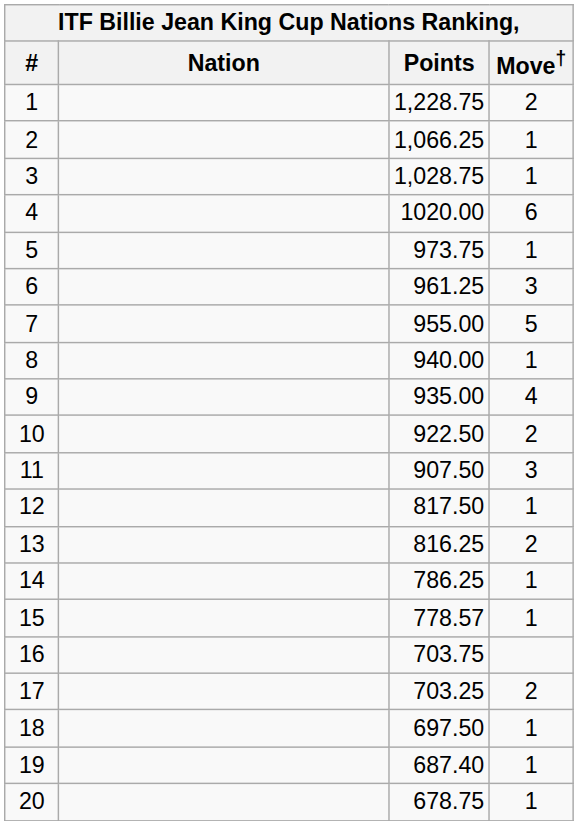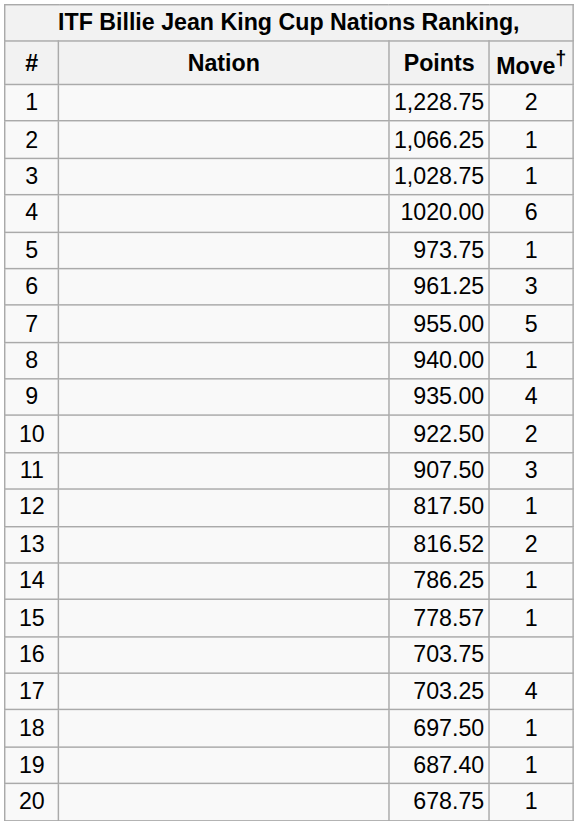(449, 544) 816.25 -> (449, 544) 816.52
(531, 691) 2 -> (531, 691) 4
